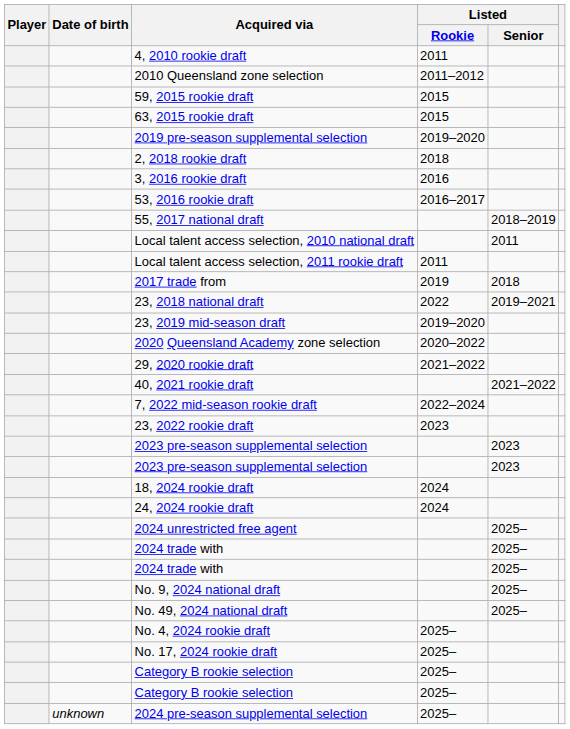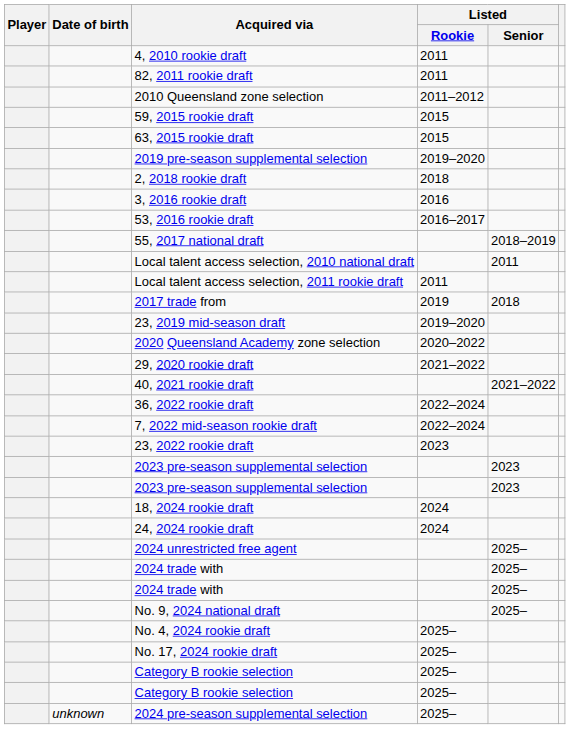+ row: (194, 76)
- row: (199, 302)
+ row: (194, 405)
- row: (211, 610)
